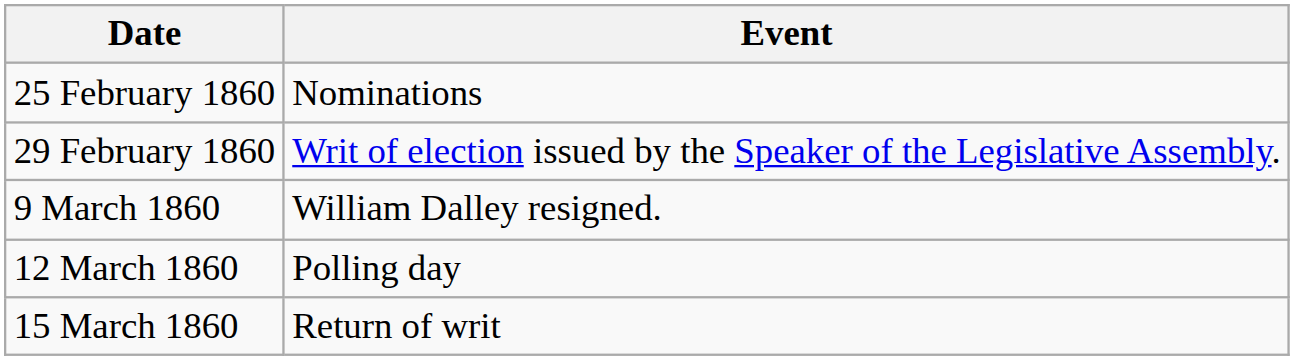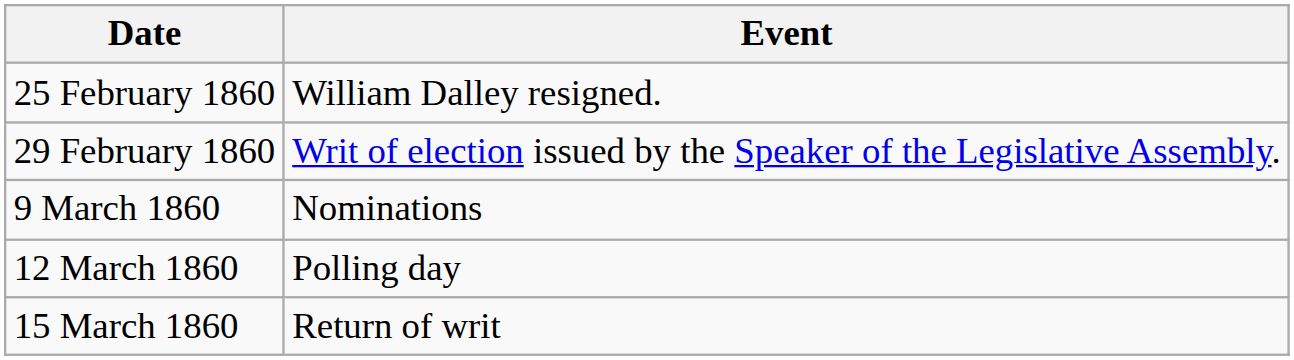(387, 92) Nominations -> (477, 92) William Dalley resigned.
(477, 208) William Dalley resigned. -> (387, 208) Nominations
